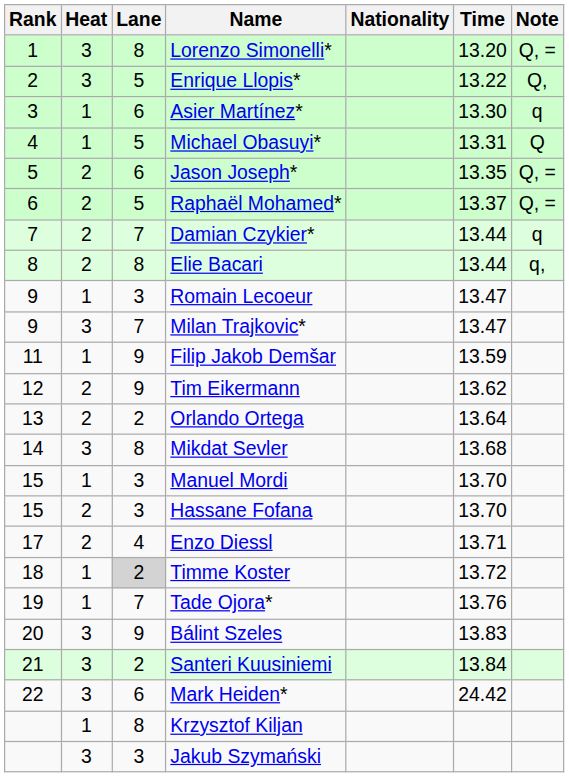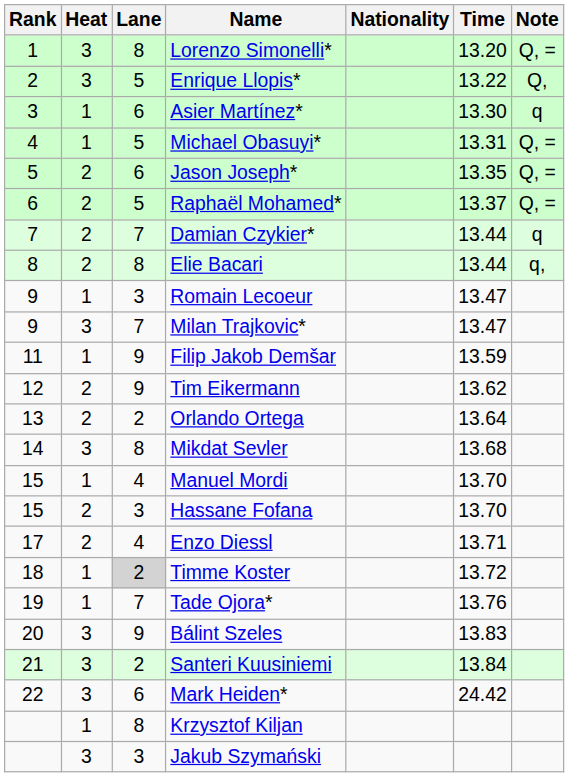(537, 142) Q -> (537, 142) Q, =
(139, 480) 3 -> (139, 480) 4
